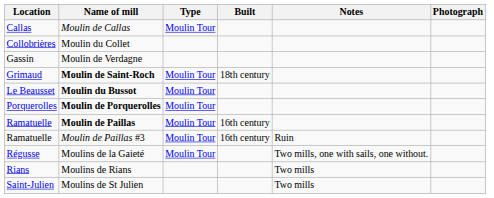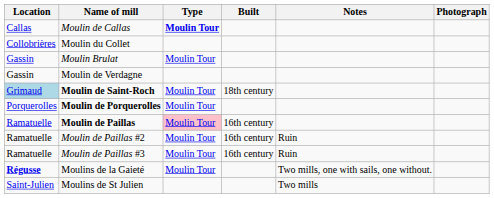(190, 28) normal -> (192, 28) bold
+ row: (90, 59)
(24, 75) no background -> (24, 91) lightblue background
- row: (99, 91)
(190, 122) no background -> (190, 122) pink background
+ row: (103, 138)
(23, 153) normal -> (24, 169) bold
- row: (96, 169)
